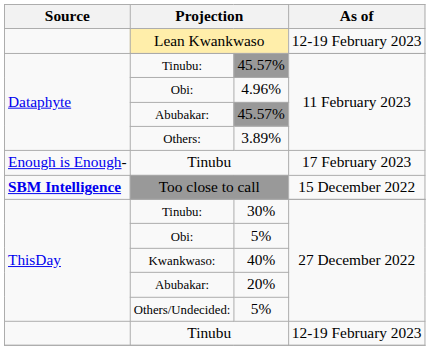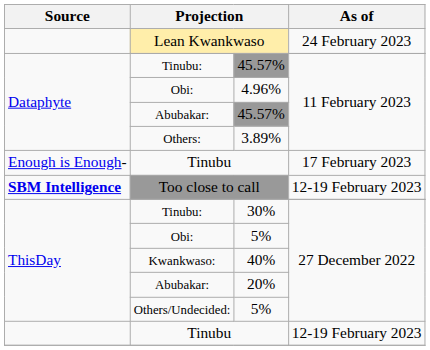(357, 41) 12-19 February 2023 -> (357, 41) 24 February 2023
(357, 187) 15 December 2022 -> (357, 187) 12-19 February 2023
